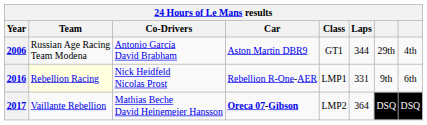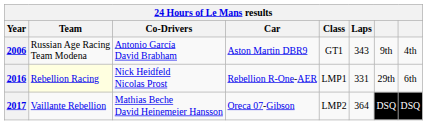(361, 51) 344 -> (361, 51) 343
(386, 51) 29th -> (386, 51) 9th
(386, 78) 9th -> (386, 78) 29th
(263, 106) bold -> (261, 106) normal
